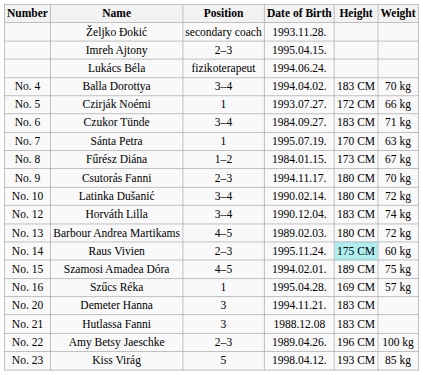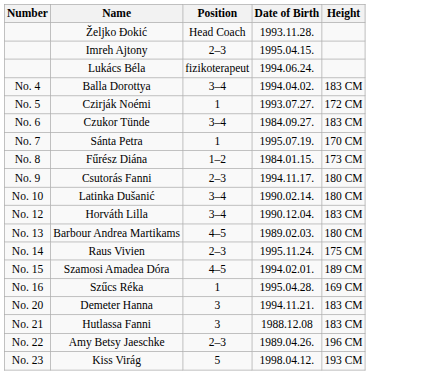- column: (398, 13)
(224, 31) secondary coach -> (217, 31) Head Coach
(356, 251) paleturquoise background -> (344, 251) no background
